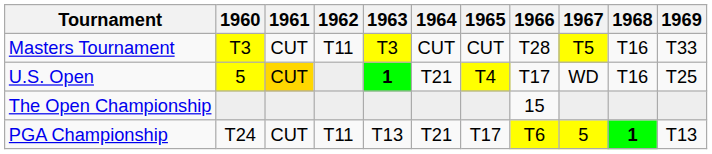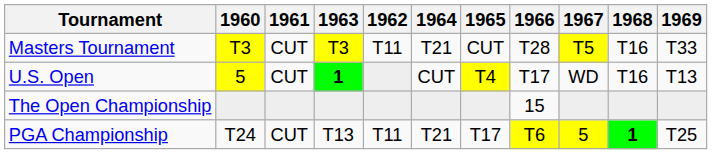columns swapped: (338, 19) <-> (387, 19)
(436, 48) CUT -> (436, 48) T21
(289, 77) gold background -> (289, 77) no background
(436, 77) T21 -> (436, 77) CUT
(682, 77) T25 -> (682, 77) T13
(682, 135) T13 -> (682, 135) T25
